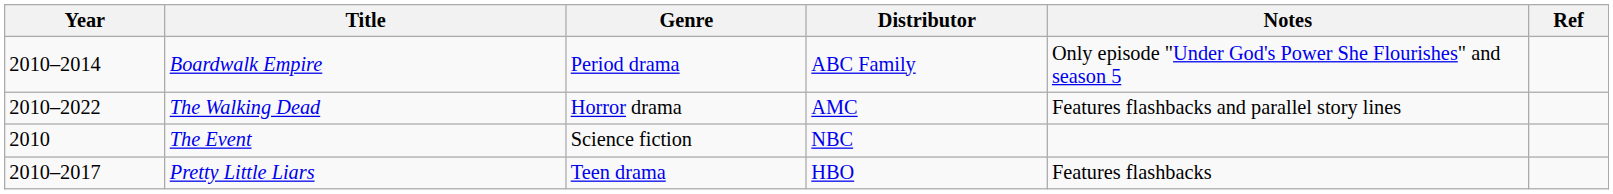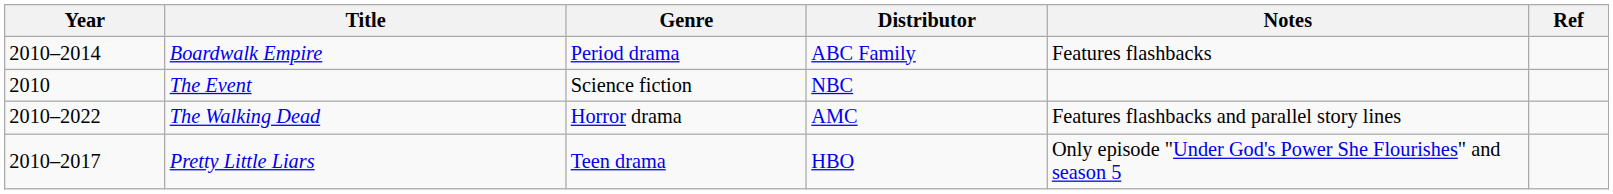(1276, 64) Only episode "Under God's Power She Flourishes" and season 5 -> (1132, 52) Features flashbacks
rows swapped: (211, 140) <-> (245, 107)
(1132, 172) Features flashbacks -> (1276, 160) Only episode "Under God's Power She Flourishes" and season 5
